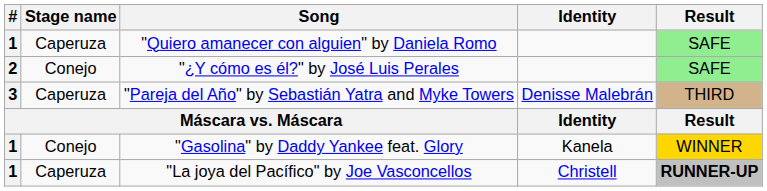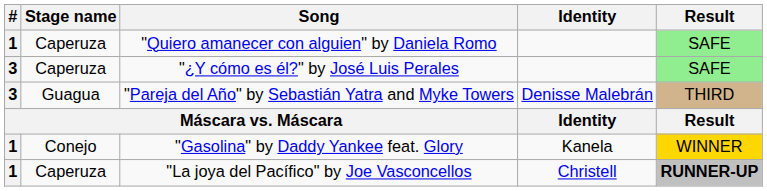(13, 69) 2 -> (13, 69) 3
(71, 69) Conejo -> (71, 69) Caperuza
(71, 95) Caperuza -> (71, 95) Guagua
